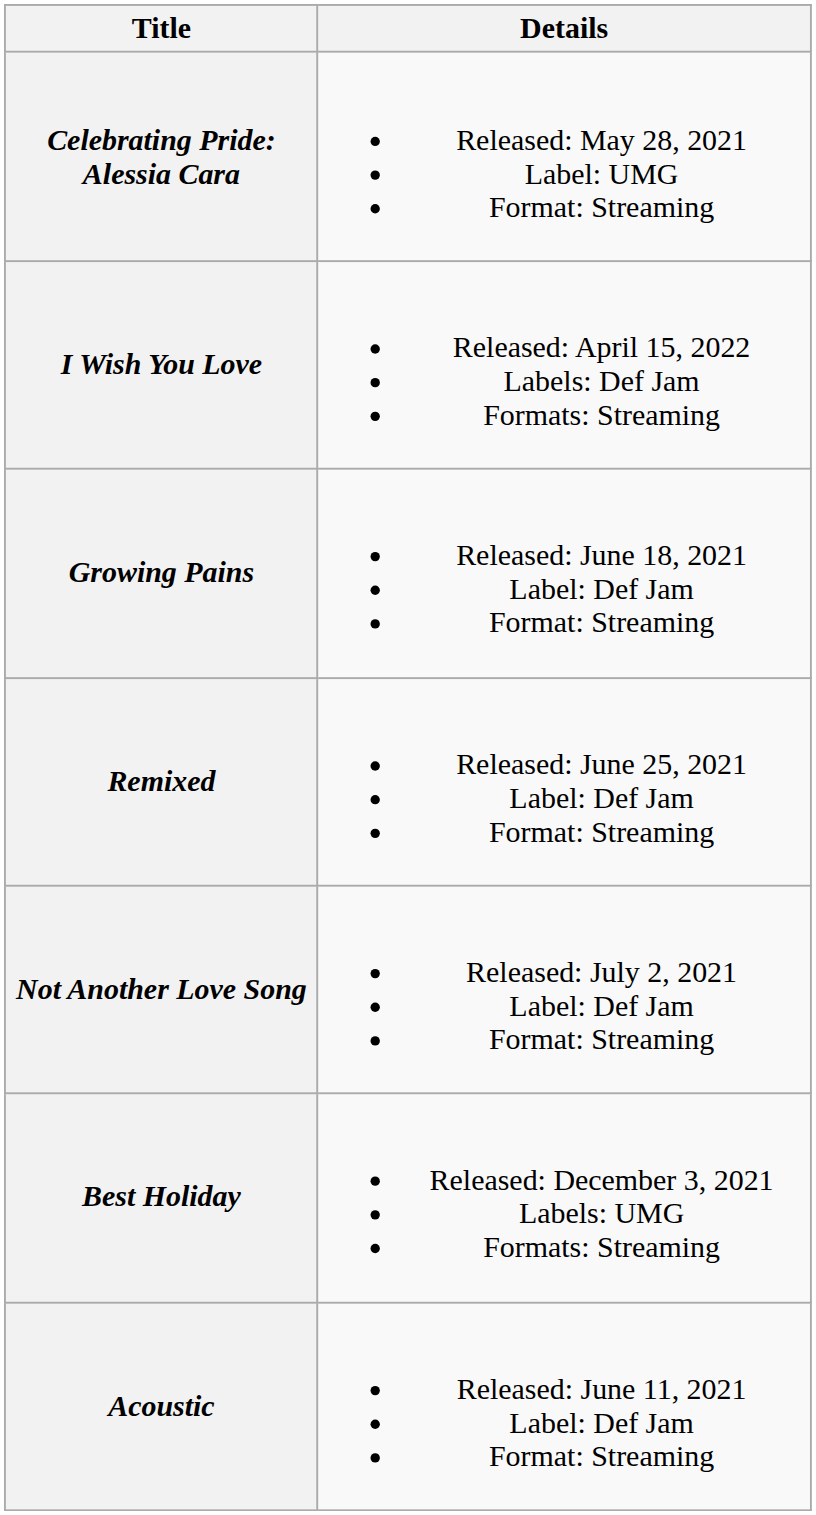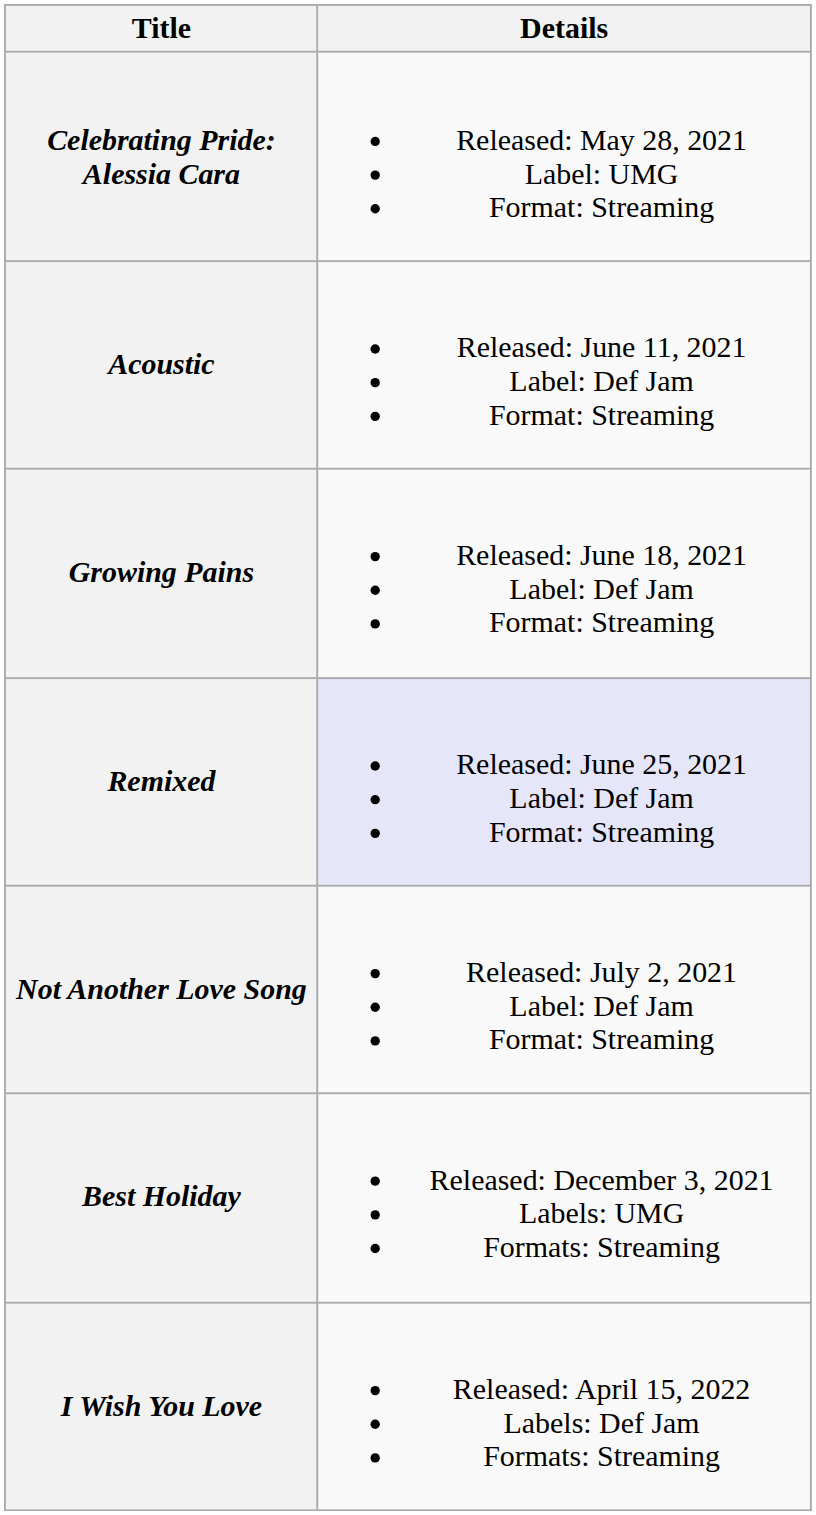rows swapped: (161, 1405) <-> (161, 364)
(564, 798) no background -> (564, 798) lavender background
